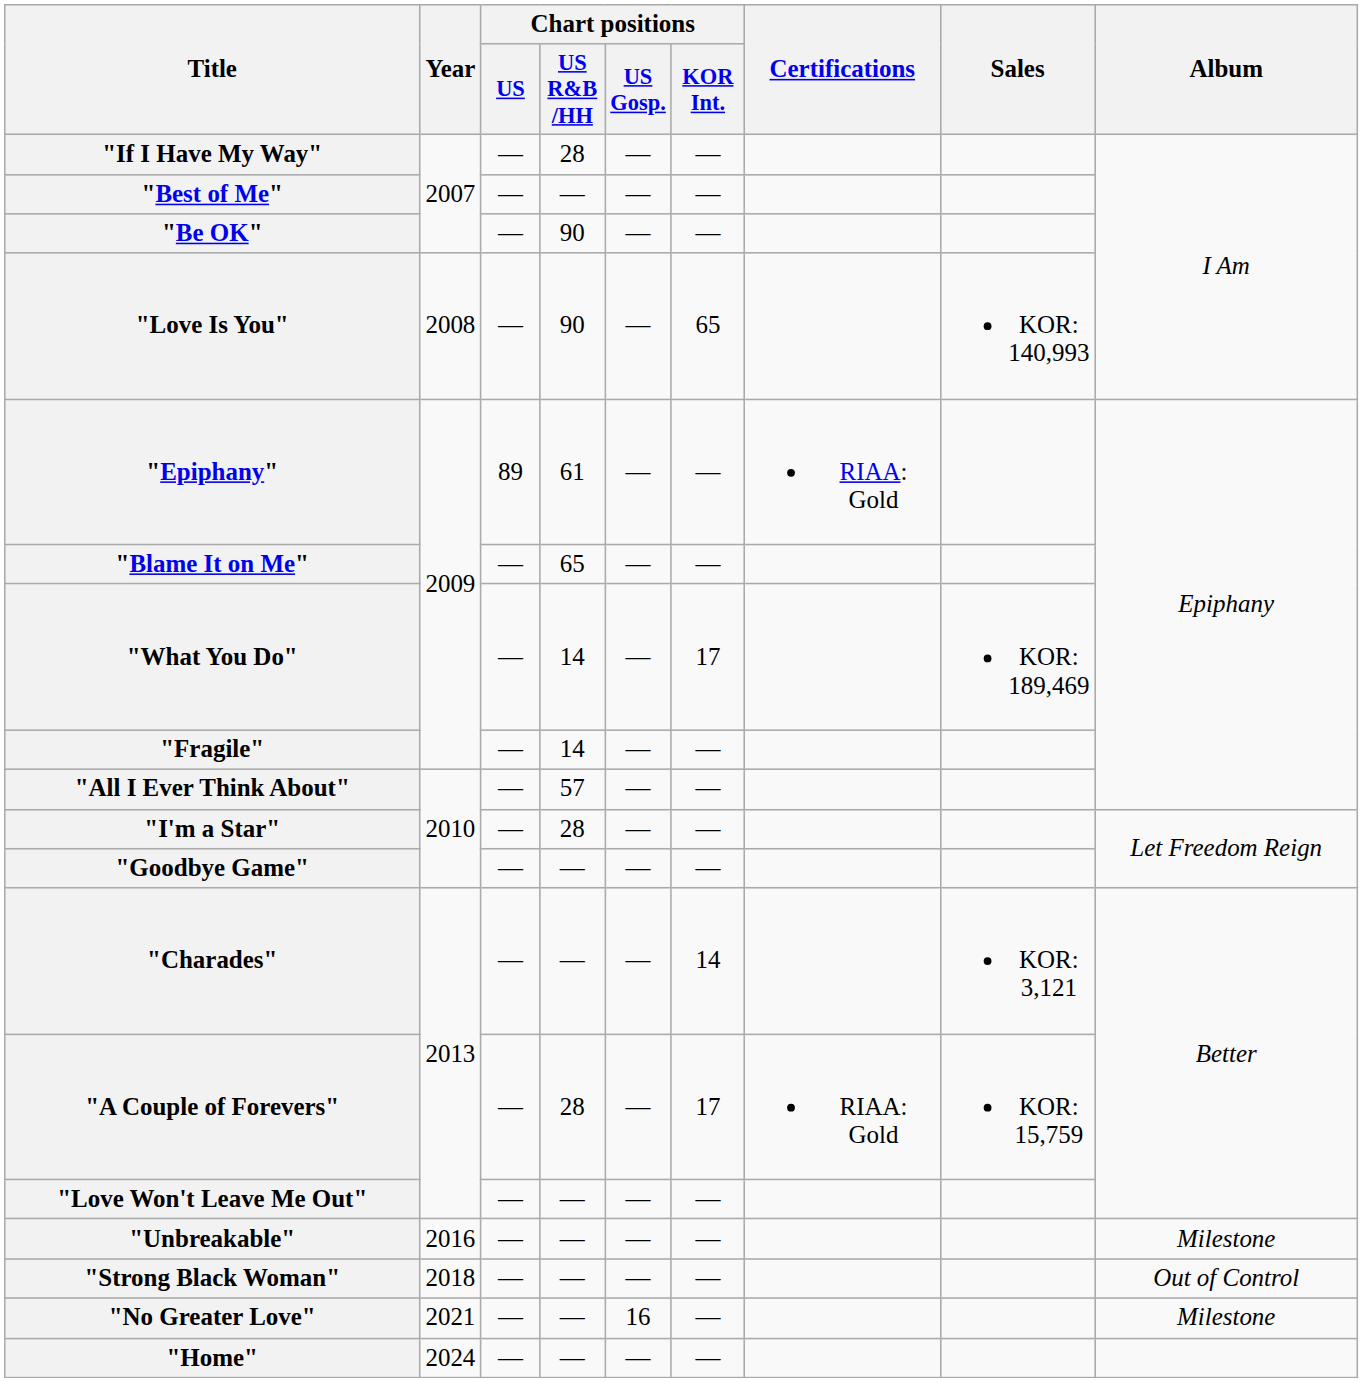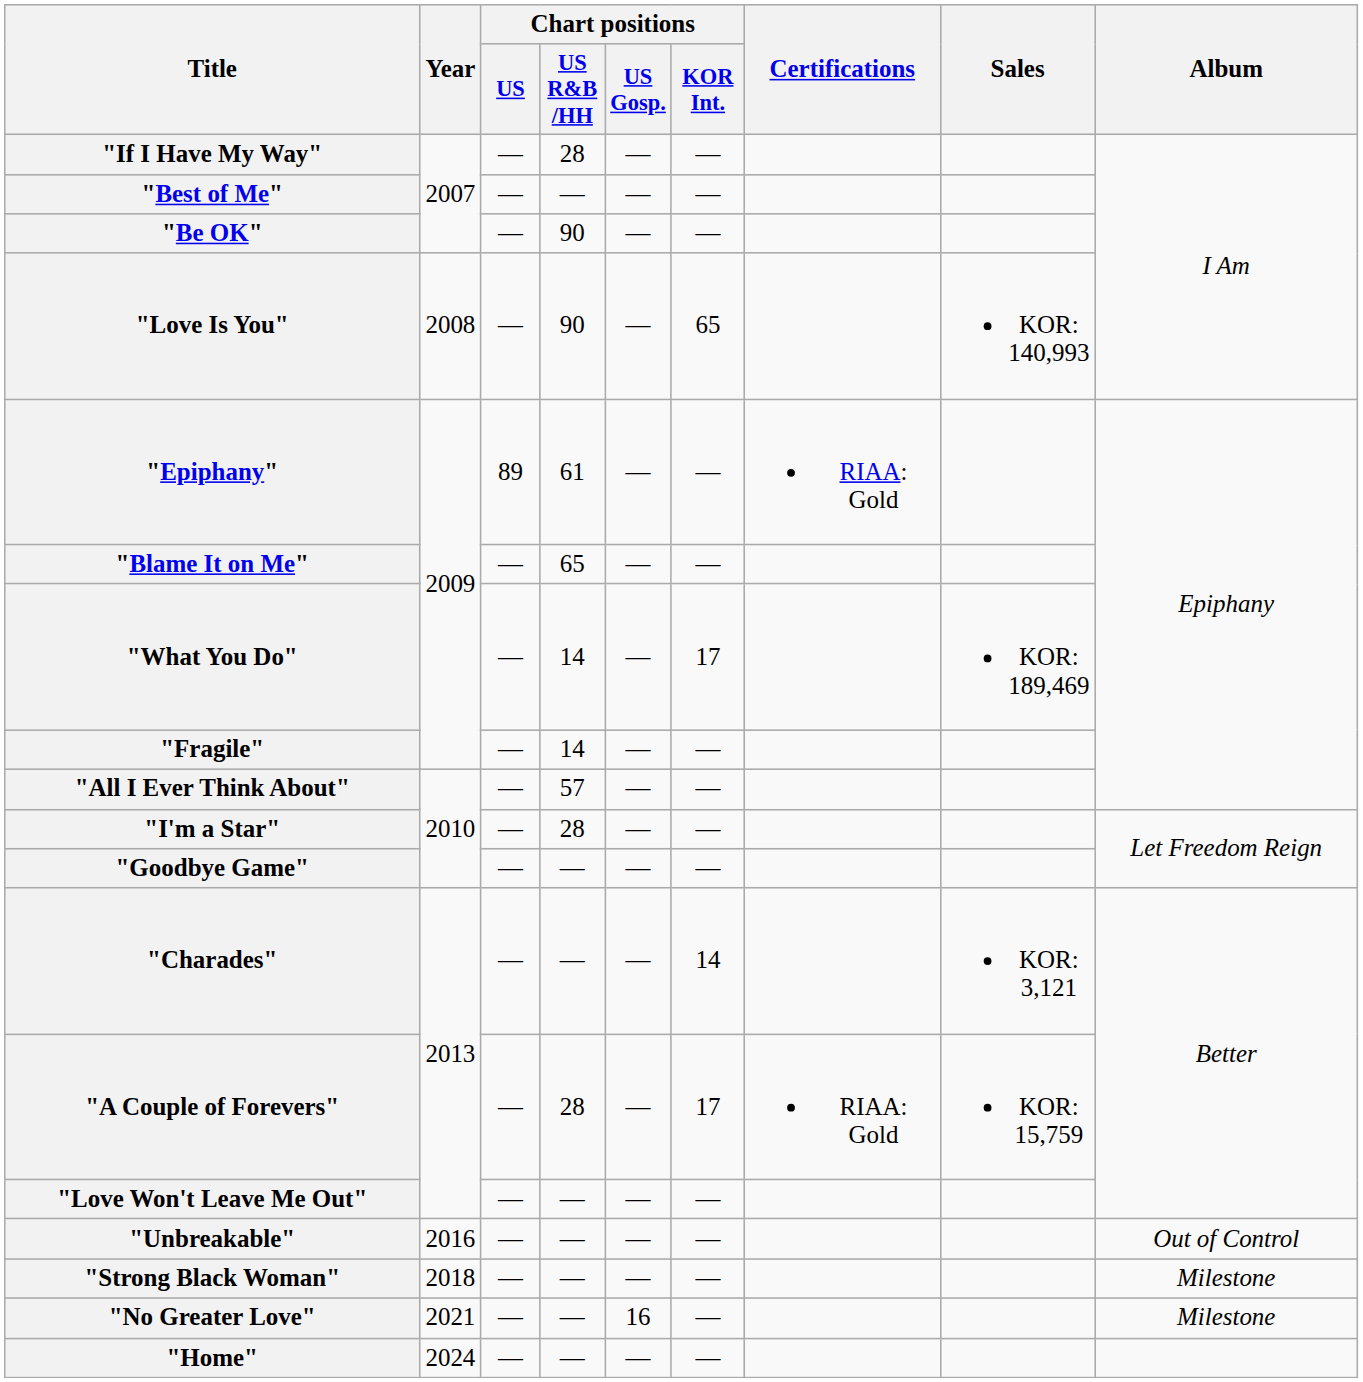(1226, 1238) Milestone -> (1226, 1238) Out of Control
(1226, 1278) Out of Control -> (1226, 1278) Milestone
